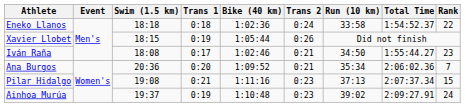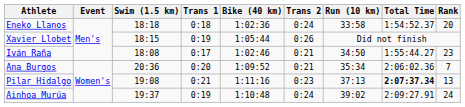(448, 25) 22 -> (448, 25) 20
(409, 81) normal -> (409, 81) bold
(448, 81) 15 -> (448, 81) 13
(304, 95) 0:23 -> (304, 95) 0:24
